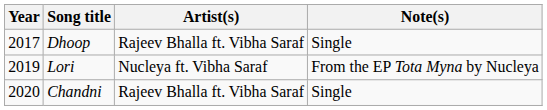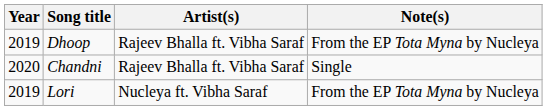(24, 42) 2017 -> (24, 42) 2019
(331, 42) Single -> (425, 42) From the EP Tota Myna by Nucleya
rows swapped: (61, 67) <-> (74, 92)
